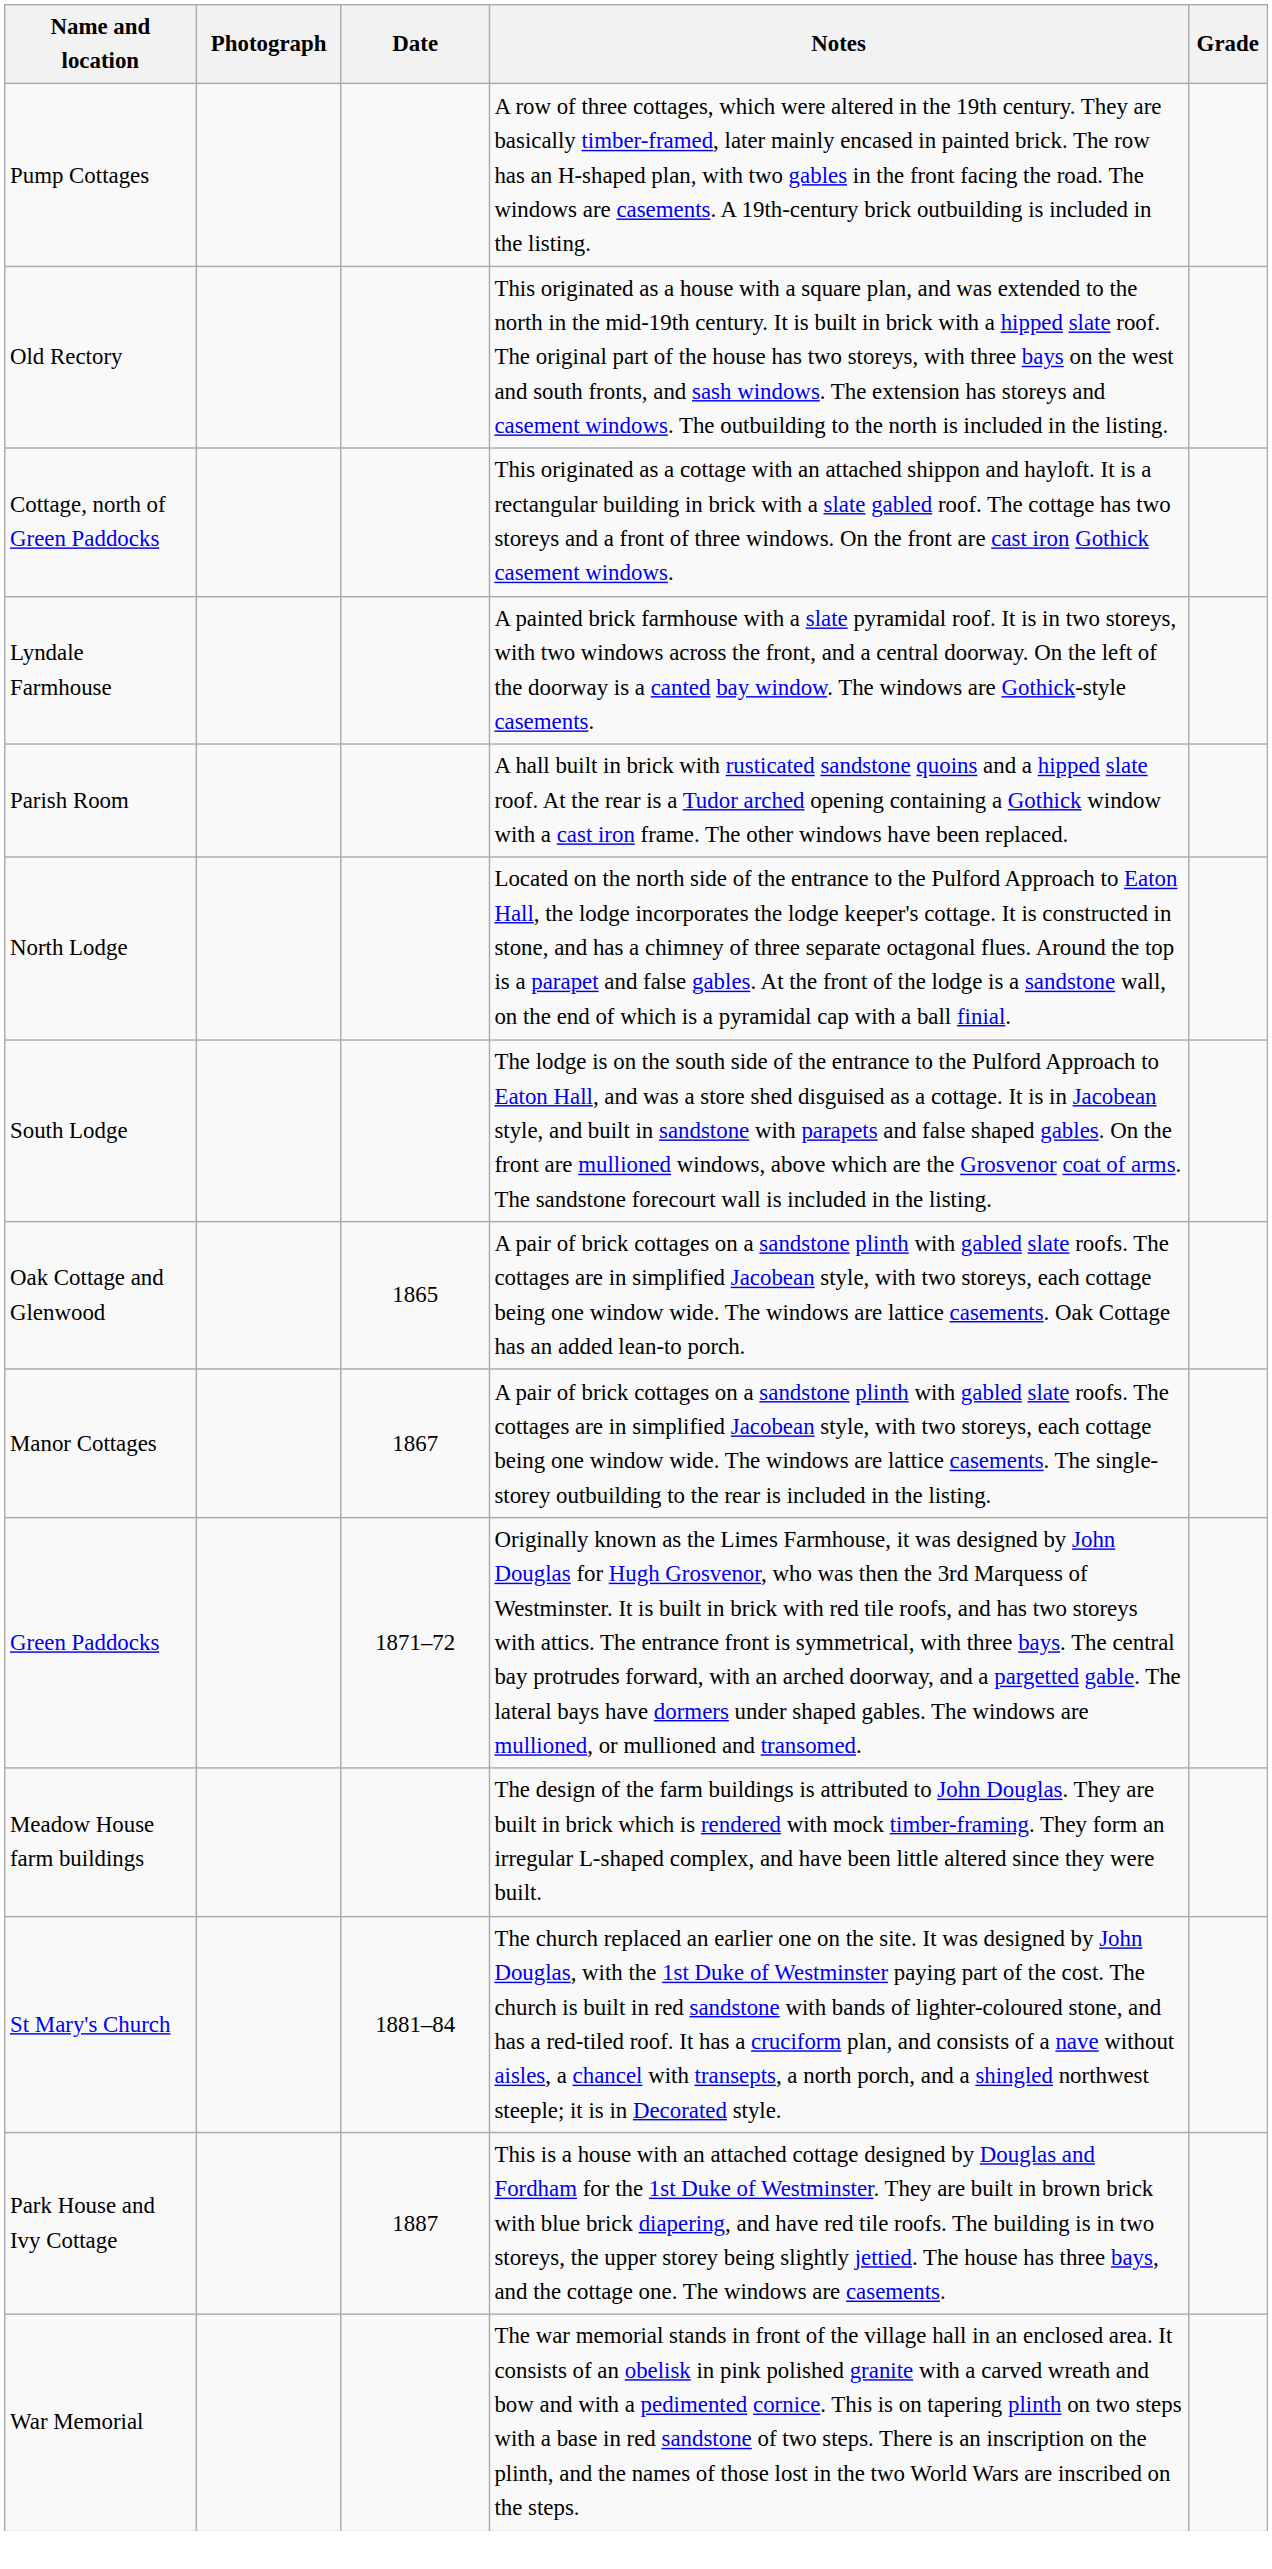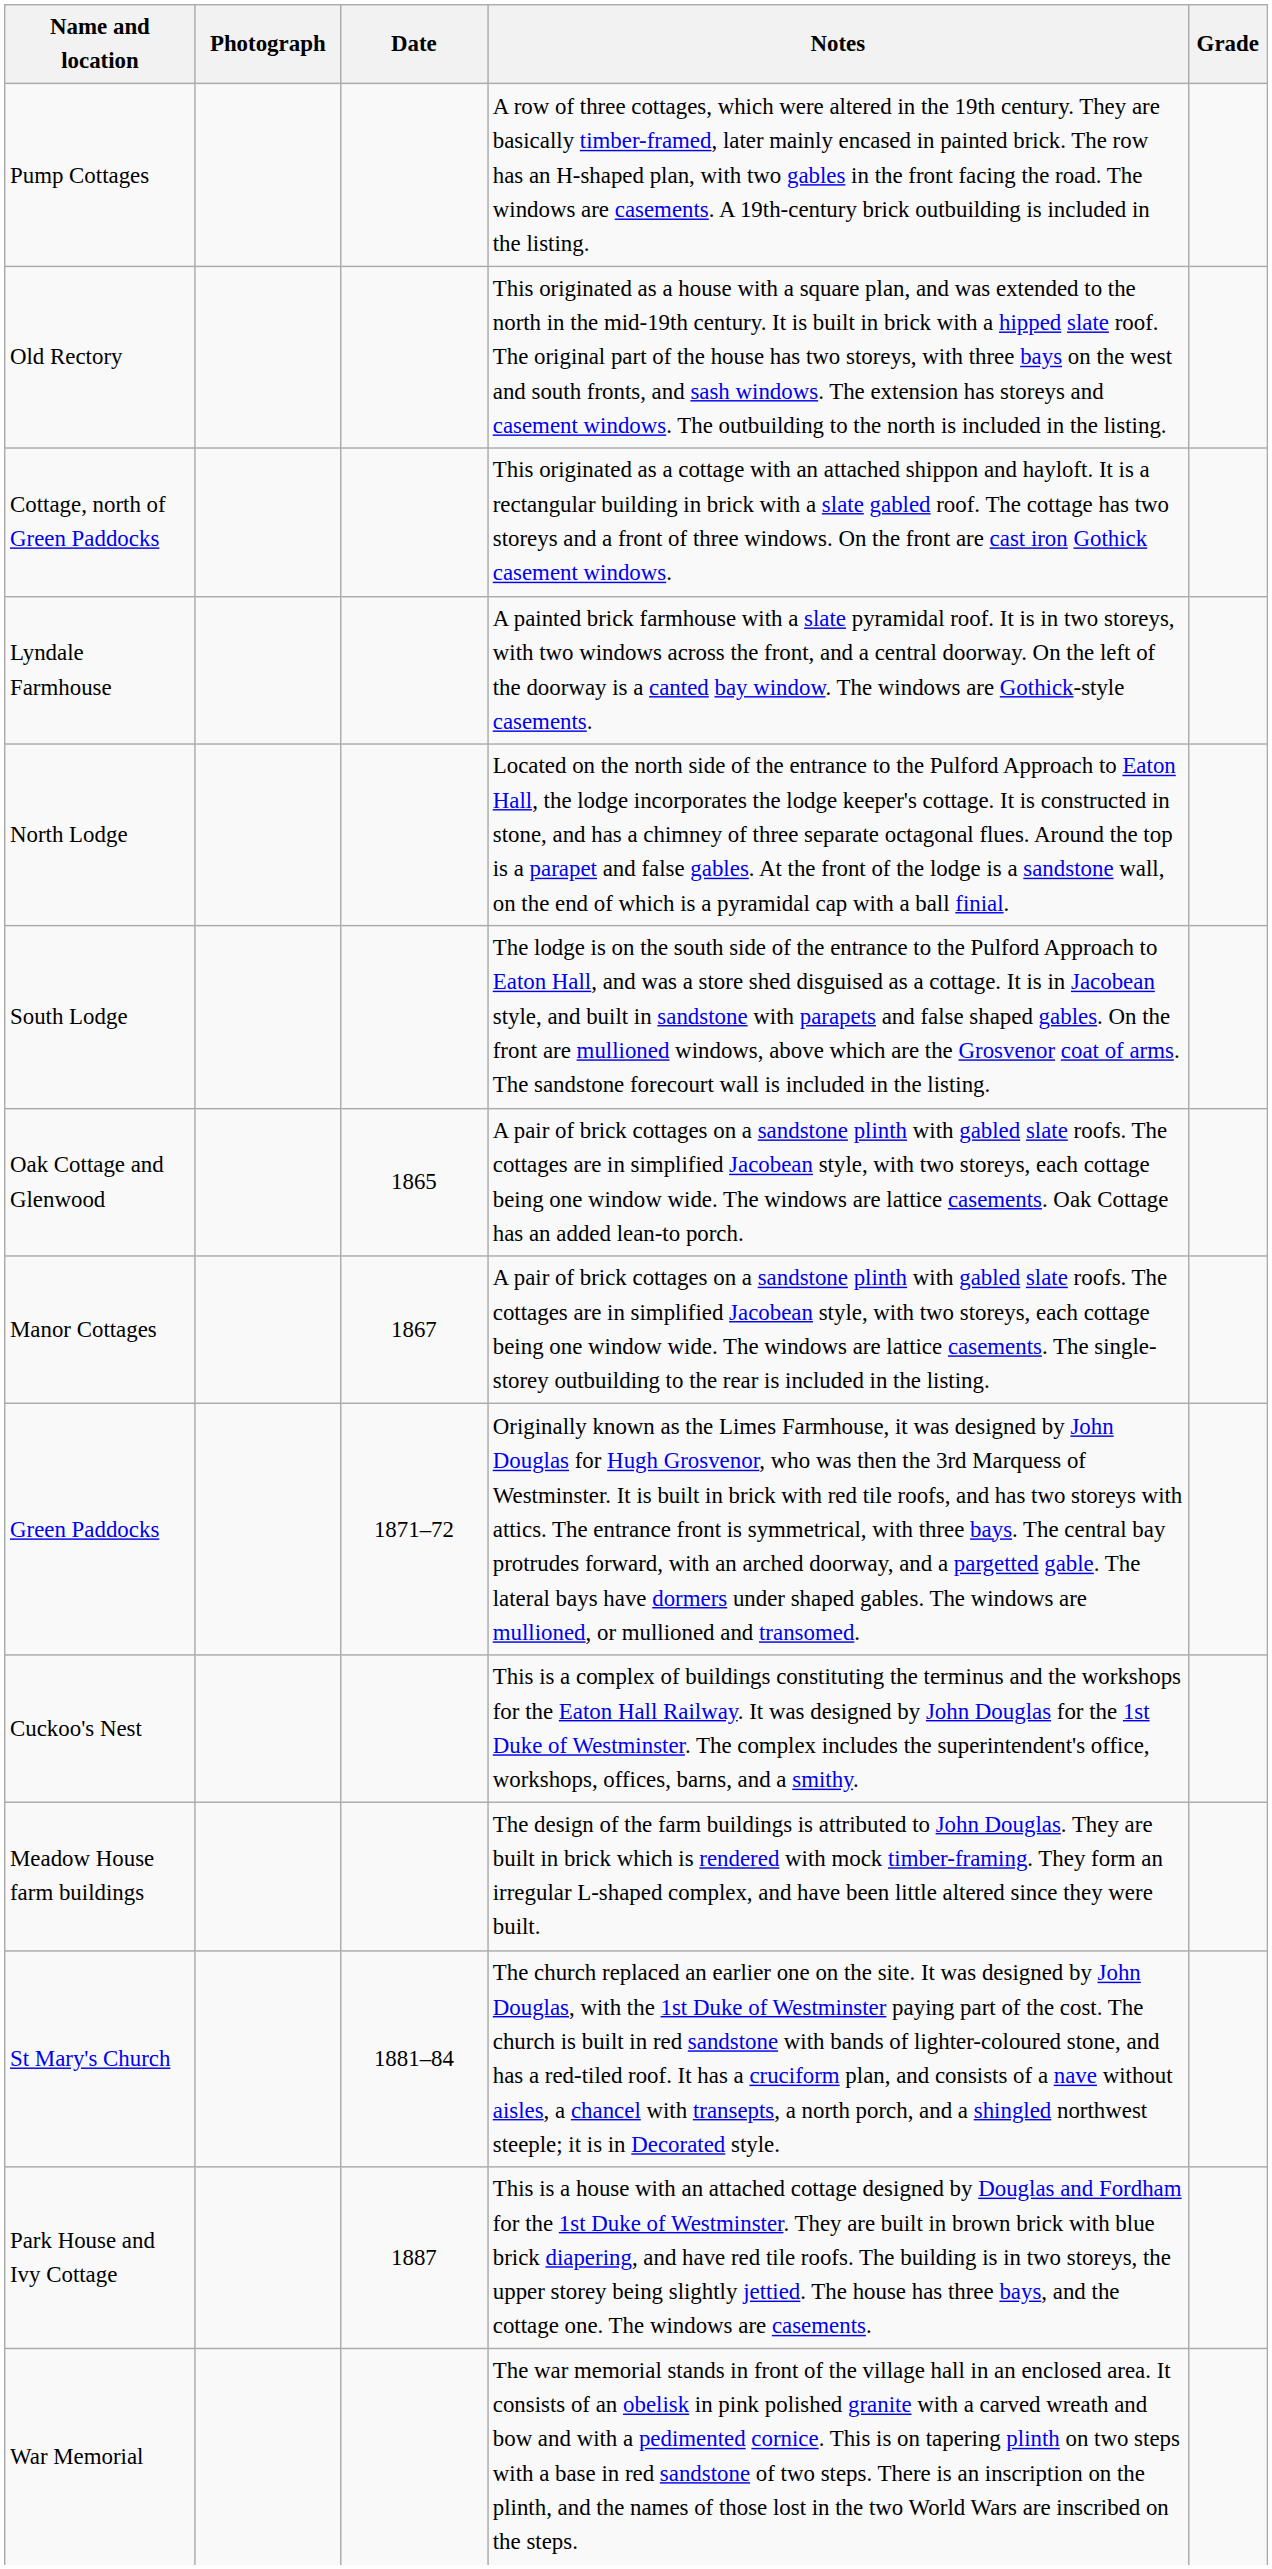- row: (69, 800)
+ row: (76, 1728)
